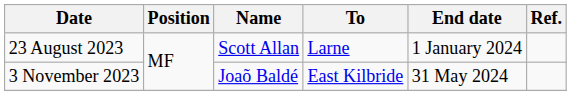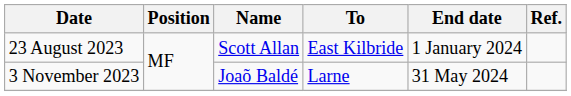(329, 47) Larne -> (355, 47) East Kilbride
(355, 76) East Kilbride -> (329, 76) Larne
